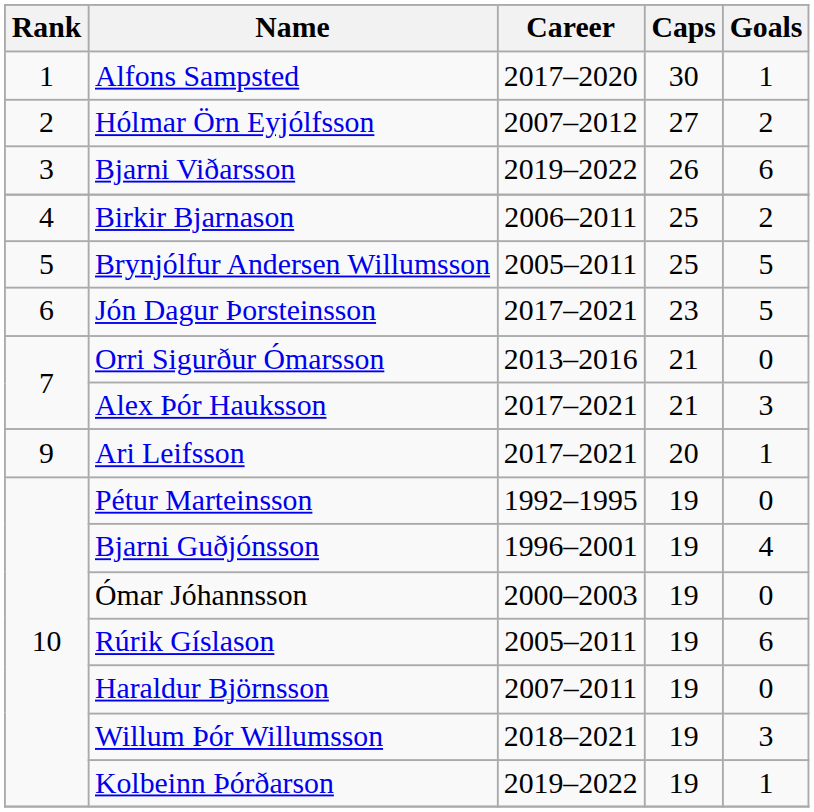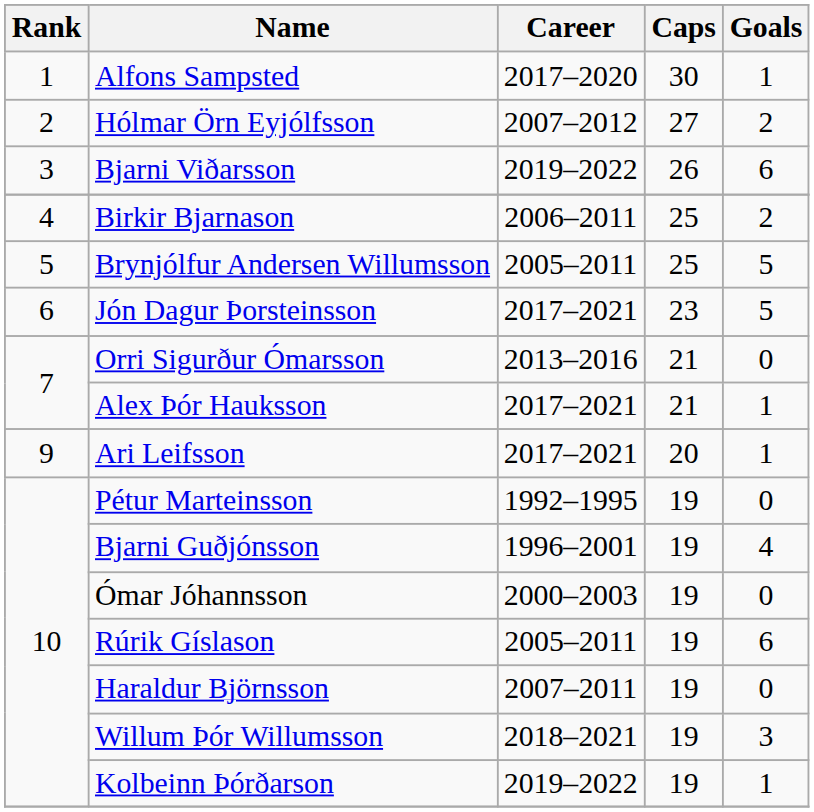(766, 405) 3 -> (766, 405) 1
